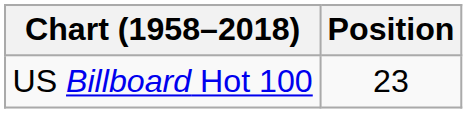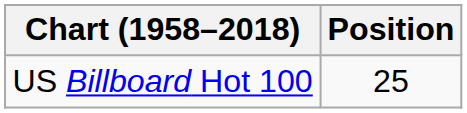(391, 81) 23 -> (391, 81) 25
